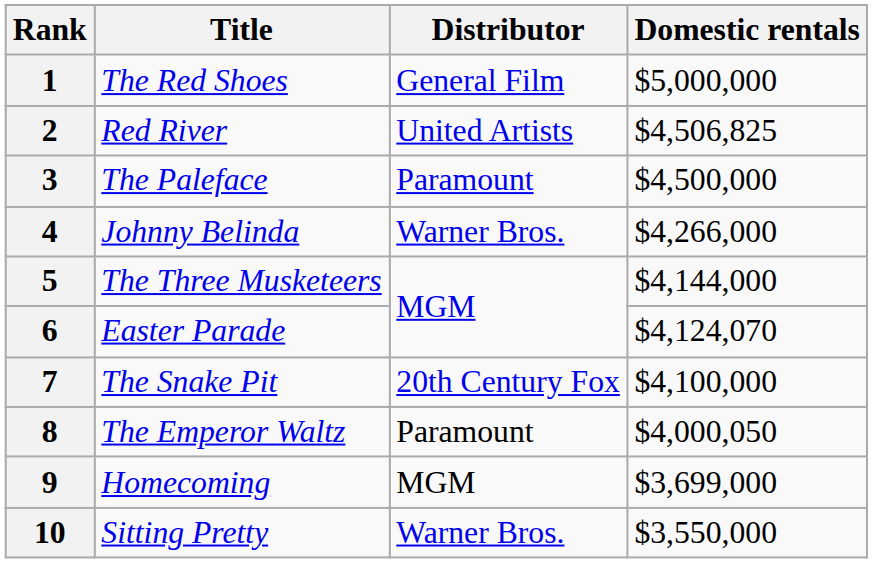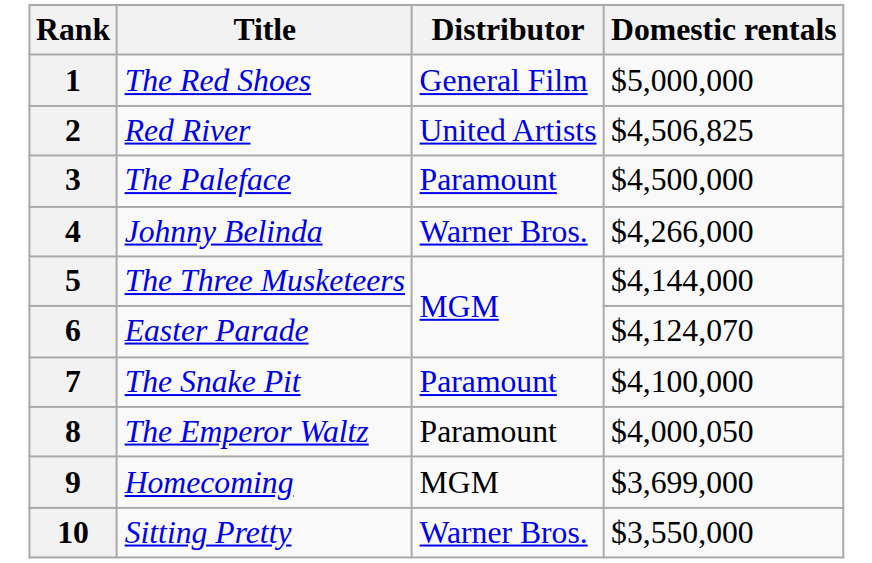(508, 381) 20th Century Fox -> (488, 381) Paramount
